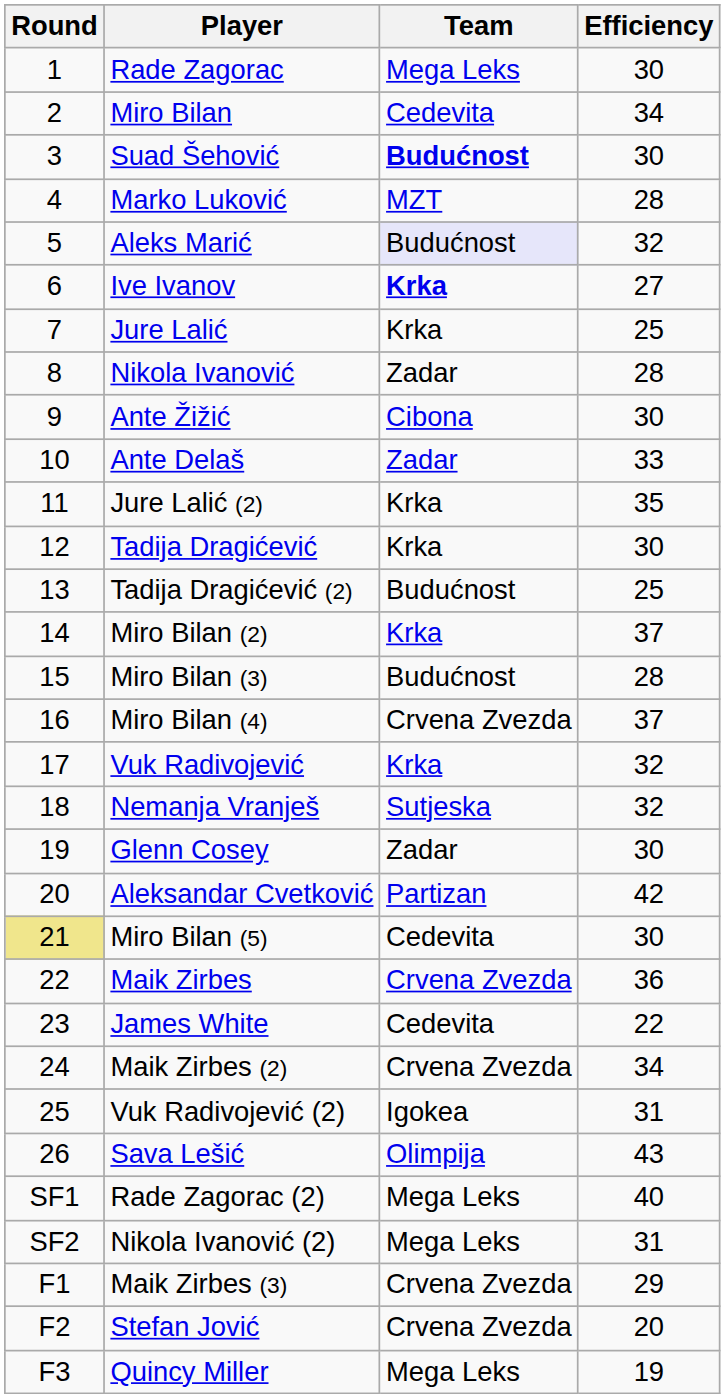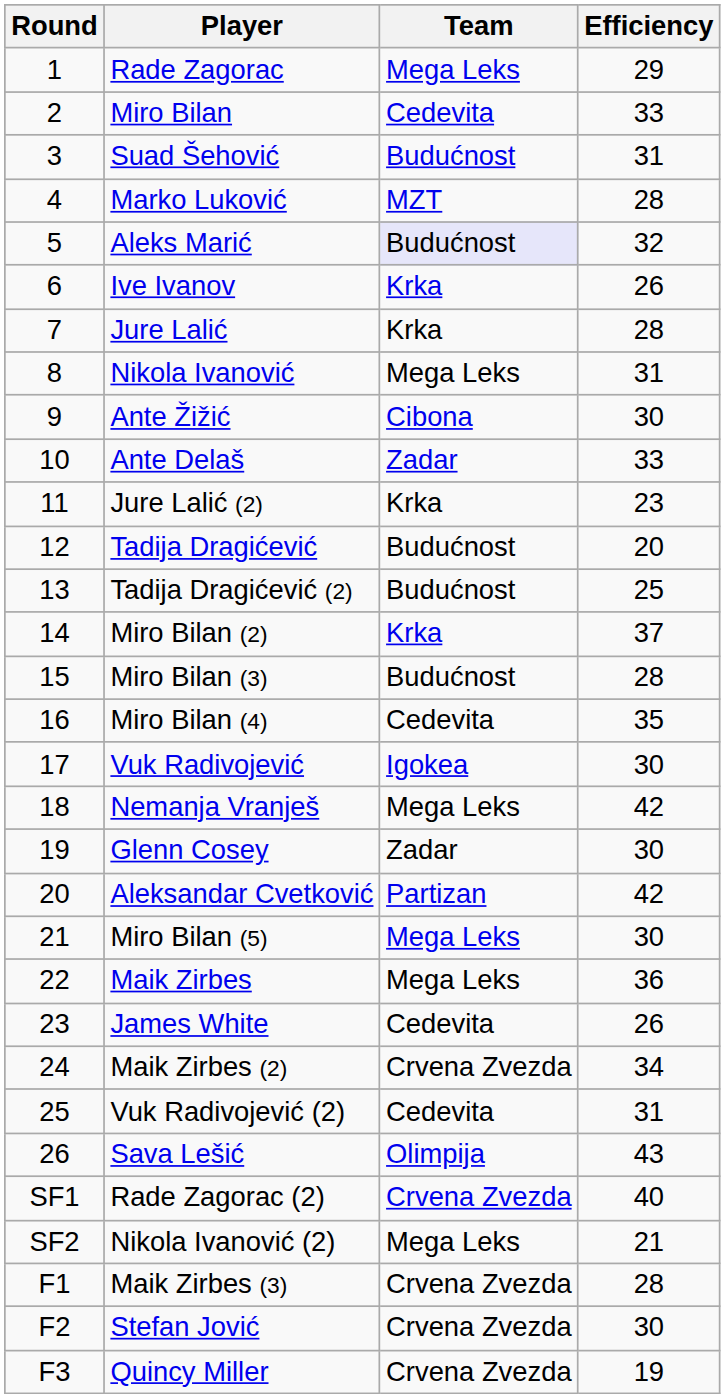(649, 69) 30 -> (649, 69) 29
(649, 112) 34 -> (649, 112) 33
(458, 156) bold -> (451, 156) normal
(649, 156) 30 -> (649, 156) 31
(416, 286) bold -> (414, 286) normal
(649, 286) 27 -> (649, 286) 26
(649, 329) 25 -> (649, 329) 28
(422, 373) Zadar -> (453, 373) Mega Leks
(649, 373) 28 -> (649, 373) 31
(649, 503) 35 -> (649, 503) 23
(414, 546) Krka -> (451, 546) Budućnost
(649, 546) 30 -> (649, 546) 20
(479, 720) Crvena Zvezda -> (440, 720) Cedevita
(649, 720) 37 -> (649, 720) 35
(414, 763) Krka -> (427, 763) Igokea
(649, 763) 32 -> (649, 763) 30
(439, 807) Sutjeska -> (453, 807) Mega Leks
(649, 807) 32 -> (649, 807) 42
(54, 937) khaki background -> (54, 937) no background
(440, 937) Cedevita -> (453, 937) Mega Leks
(479, 980) Crvena Zvezda -> (453, 980) Mega Leks
(649, 1024) 22 -> (649, 1024) 26
(427, 1110) Igokea -> (440, 1110) Cedevita
(453, 1197) Mega Leks -> (479, 1197) Crvena Zvezda
(649, 1241) 31 -> (649, 1241) 21
(649, 1284) 29 -> (649, 1284) 28
(649, 1327) 20 -> (649, 1327) 30
(453, 1371) Mega Leks -> (479, 1371) Crvena Zvezda
